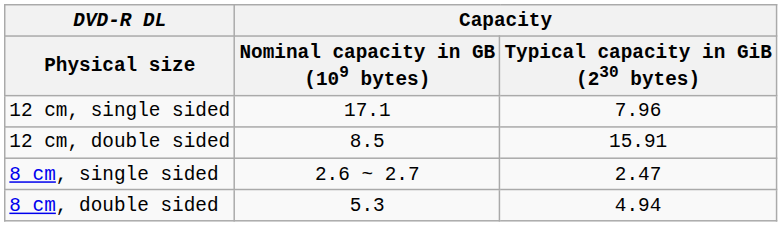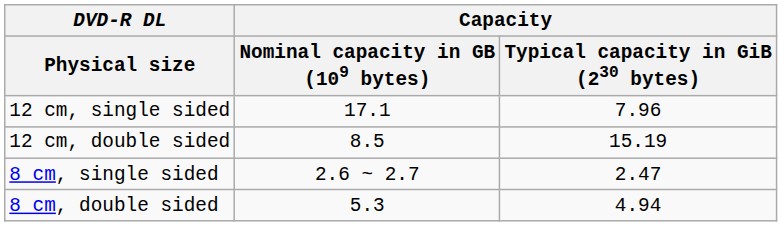(638, 143) 15.91 -> (638, 143) 15.19
